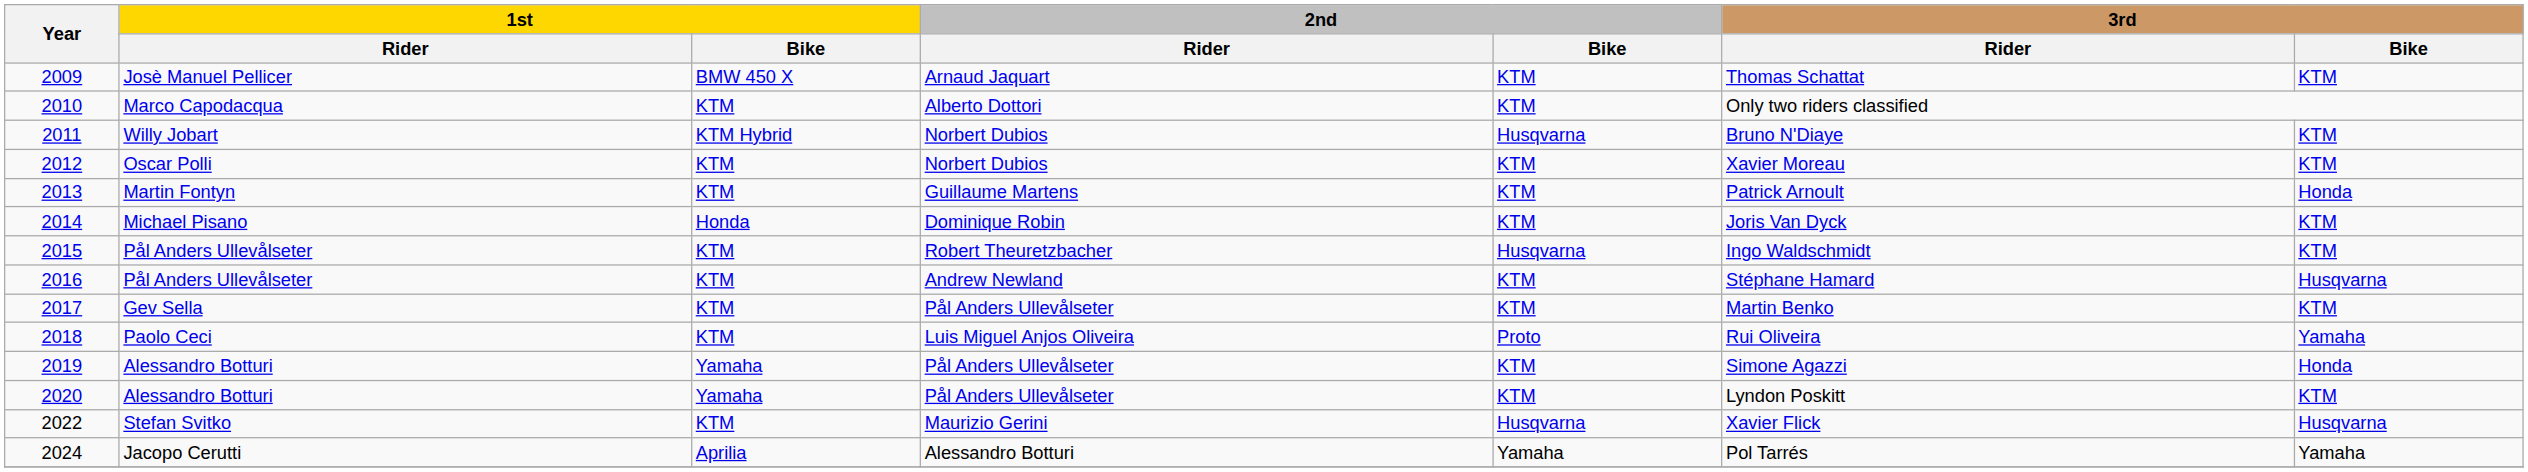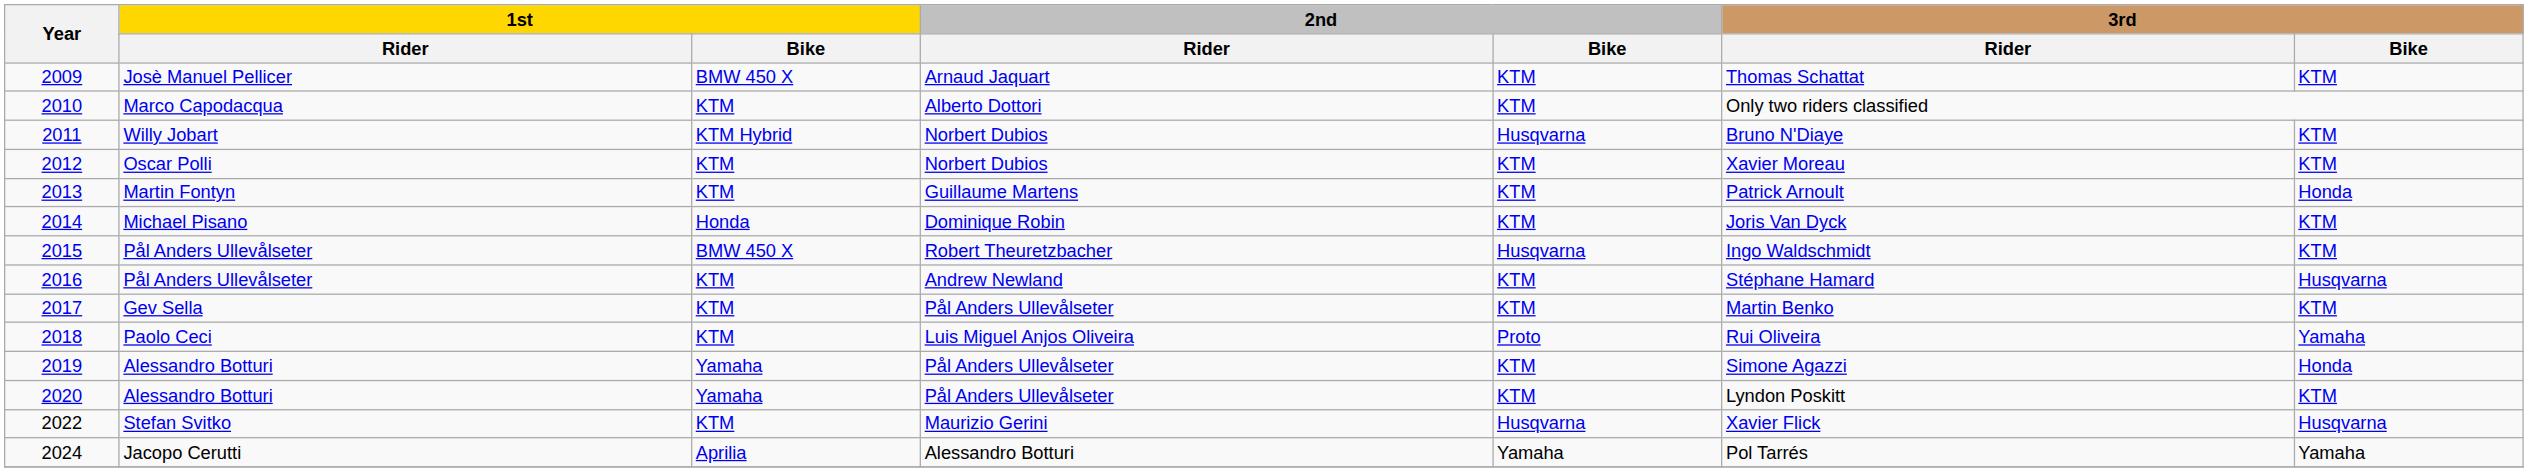(715, 251) KTM -> (745, 251) BMW 450 X
